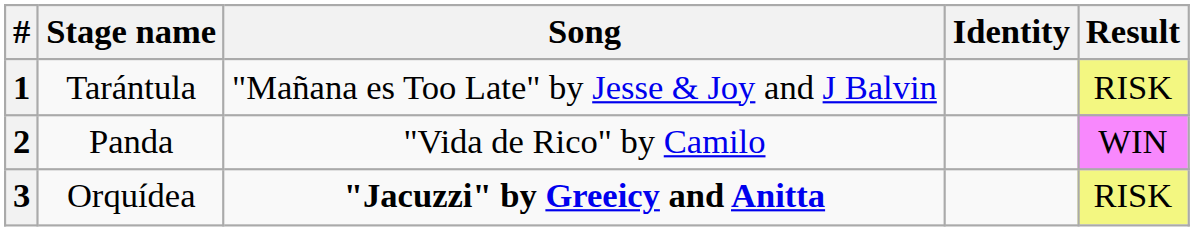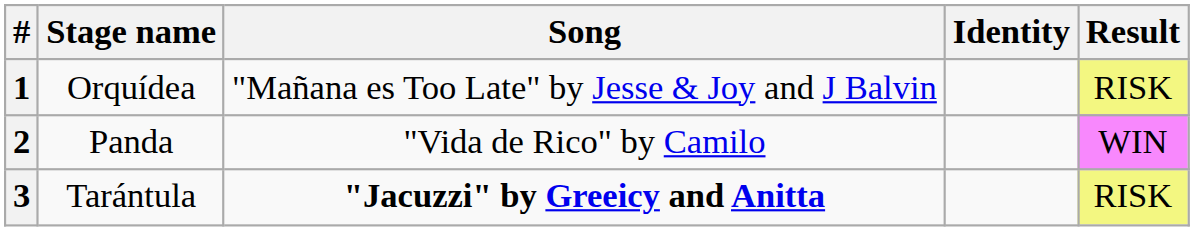(131, 86) Tarántula -> (131, 86) Orquídea
(131, 196) Orquídea -> (131, 196) Tarántula
